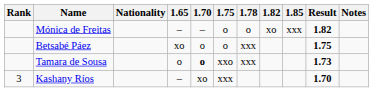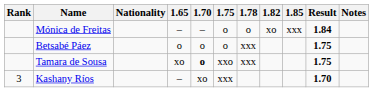(322, 29) 1.82 -> (322, 29) 1.84
(179, 45) xo -> (179, 45) o
(179, 62) o -> (179, 62) xo
(322, 62) 1.73 -> (322, 62) 1.75
